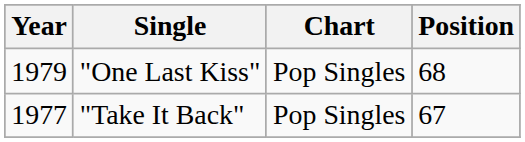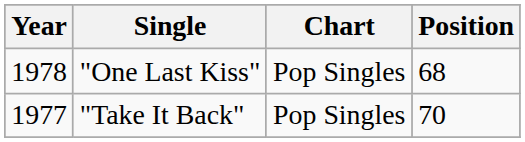(39, 70) 1979 -> (39, 70) 1978
(432, 114) 67 -> (432, 114) 70
